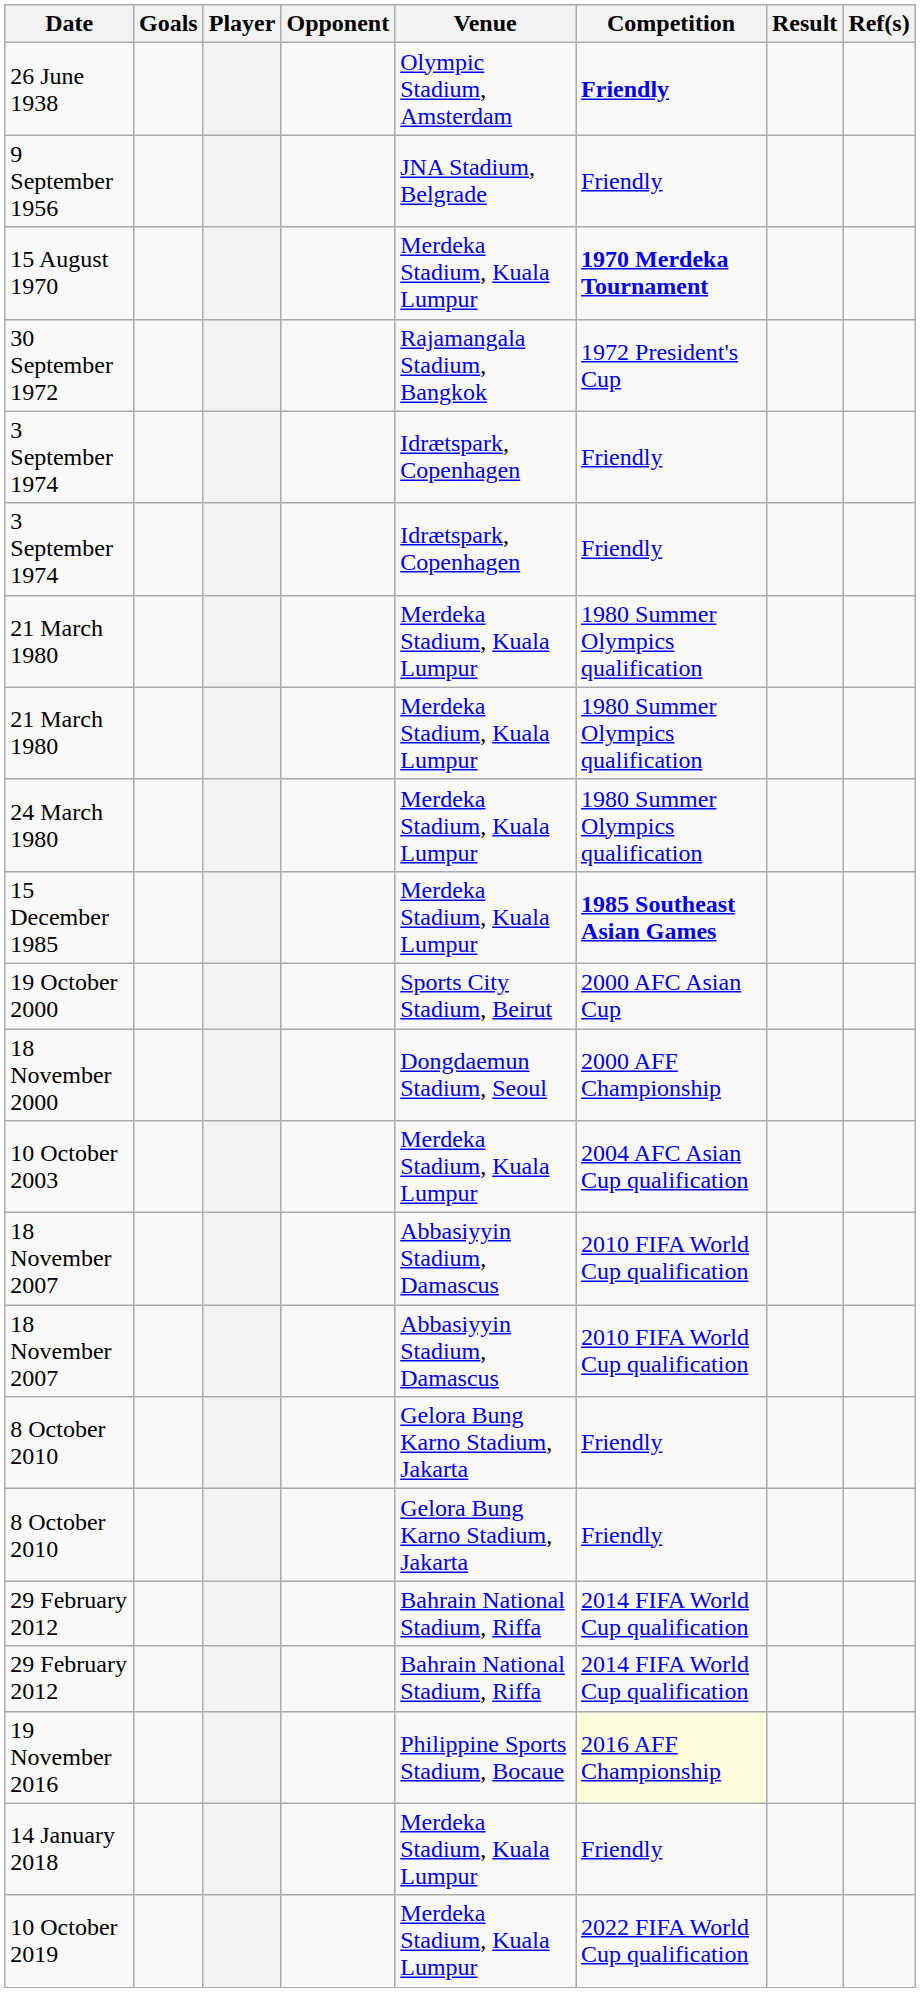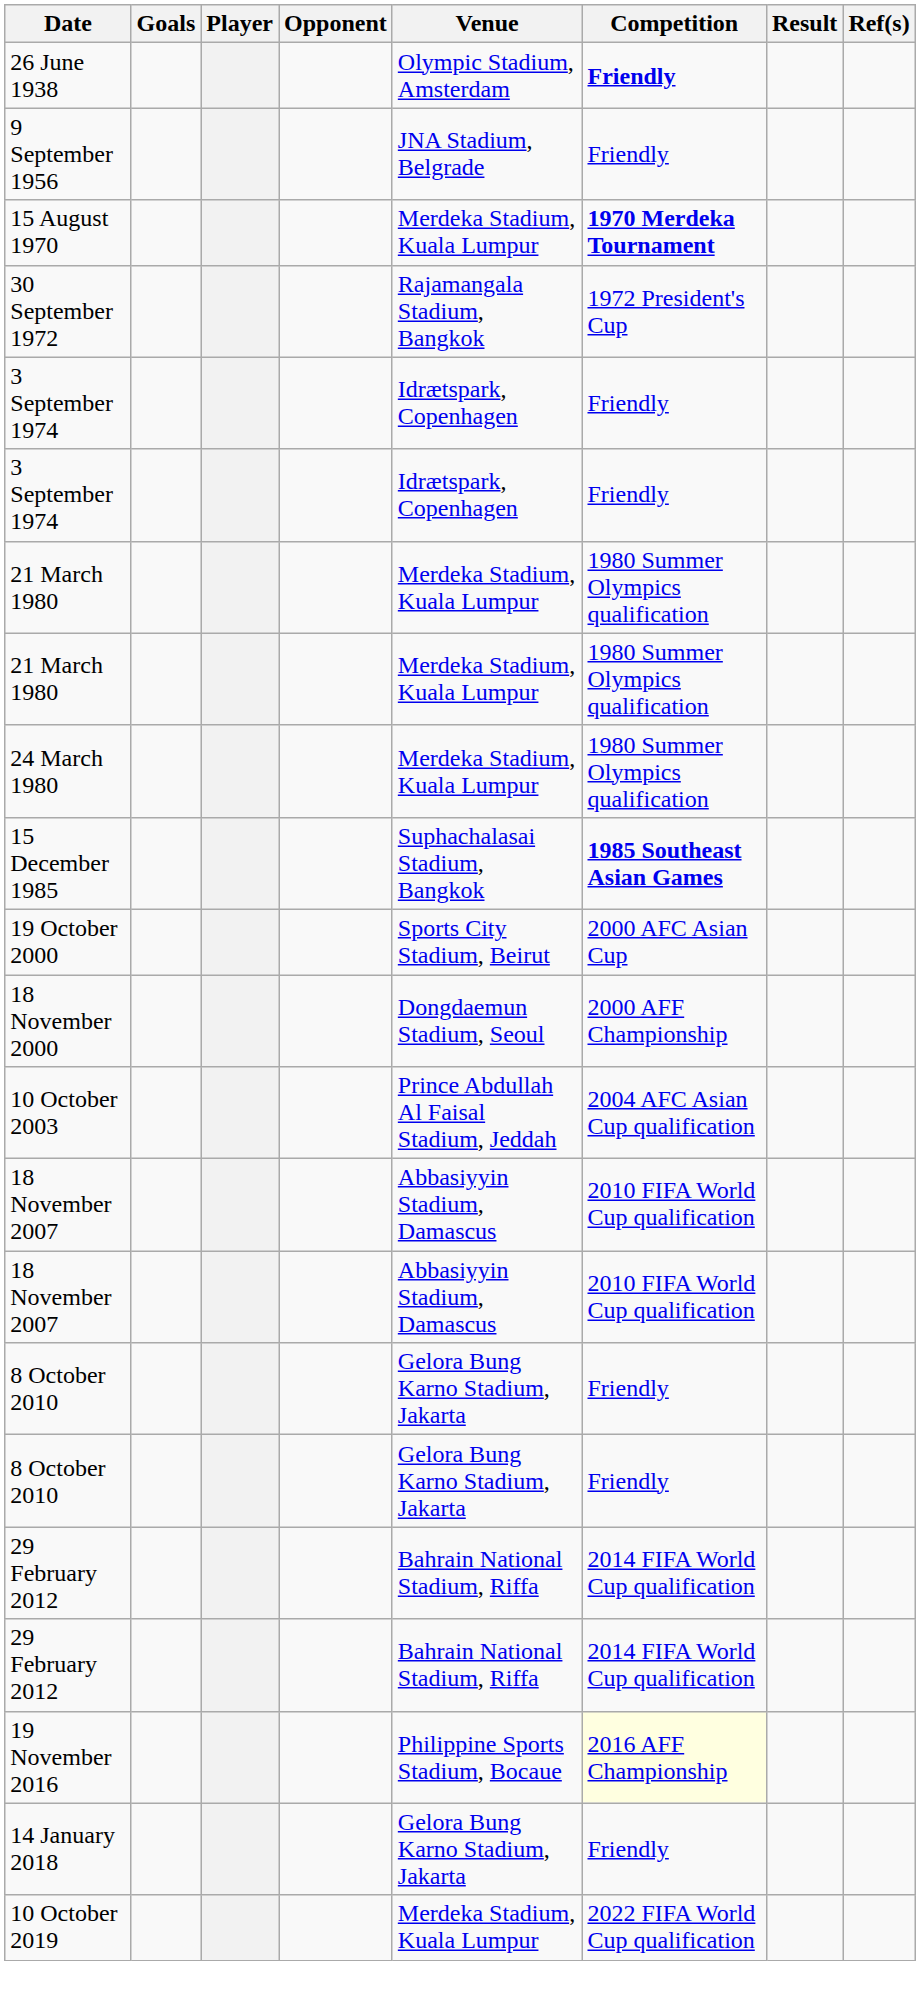(475, 917) Merdeka Stadium, Kuala Lumpur -> (466, 863) Suphachalasai Stadium, Bangkok
(475, 1166) Merdeka Stadium, Kuala Lumpur -> (477, 1112) Prince Abdullah Al Faisal Stadium, Jeddah
(475, 1848) Merdeka Stadium, Kuala Lumpur -> (474, 1848) Gelora Bung Karno Stadium, Jakarta
